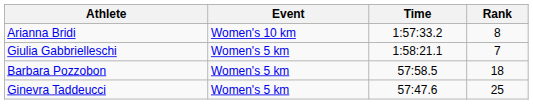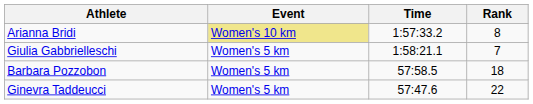(253, 33) no background -> (253, 33) khaki background
(497, 90) 25 -> (497, 90) 22
